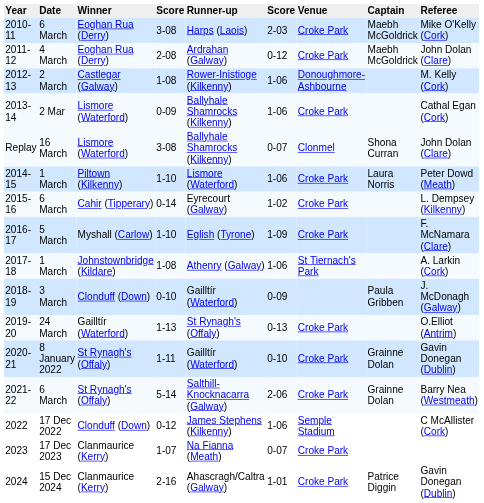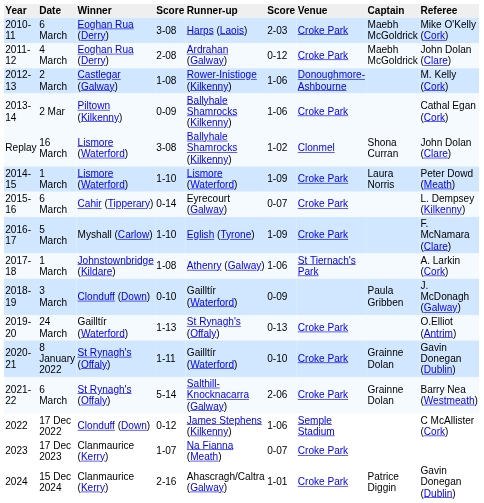(103, 111) Lismore (Waterford) -> (100, 111) Piltown (Kilkenny)
(277, 148) 0-07 -> (277, 148) 1-02
(100, 179) Piltown (Kilkenny) -> (103, 179) Lismore (Waterford)
(277, 179) 1-06 -> (277, 179) 1-09
(277, 204) 1-02 -> (277, 204) 0-07
